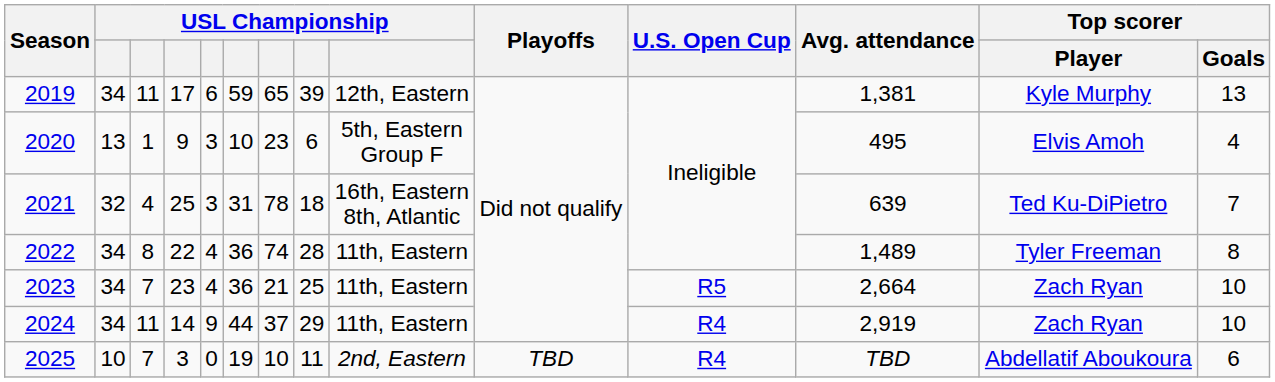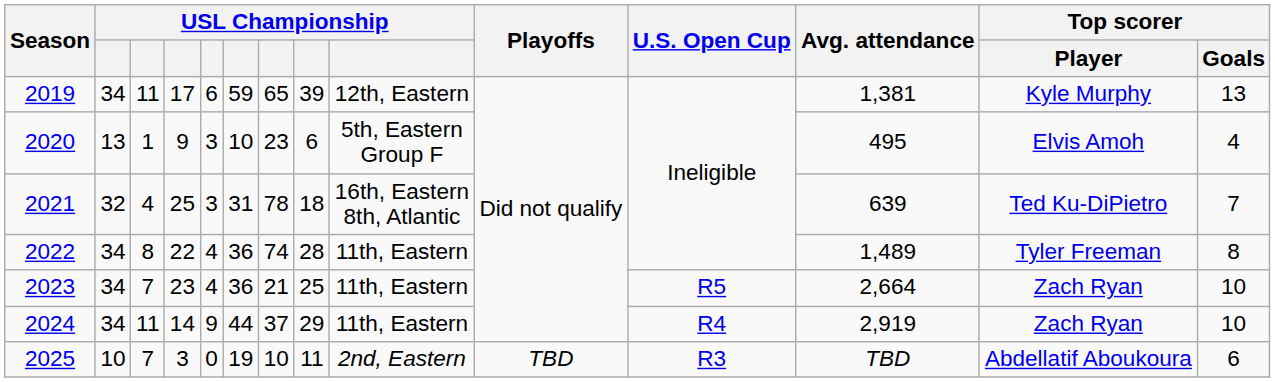(712, 359) R4 -> (712, 359) R3
